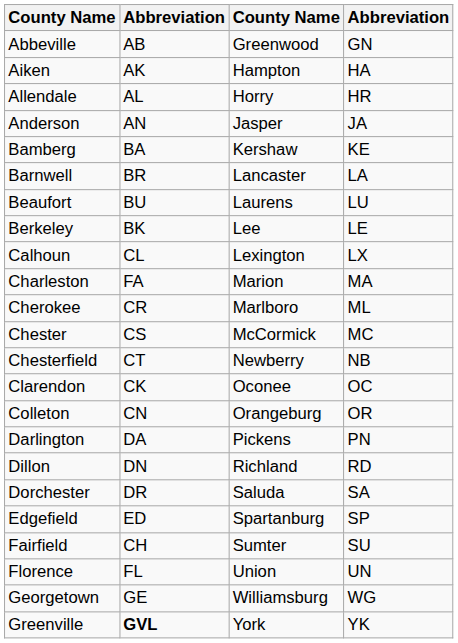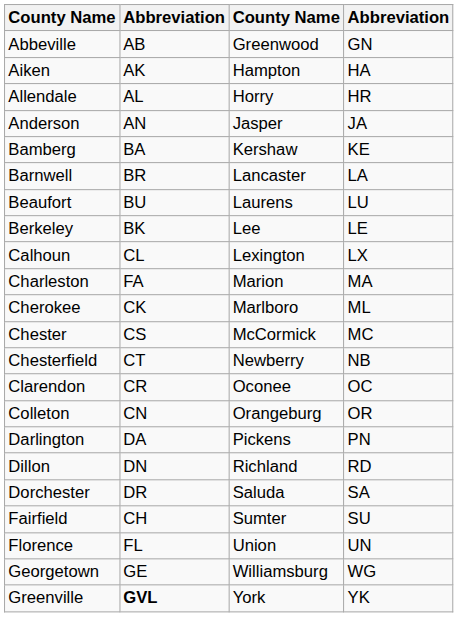(135, 307) CR -> (135, 307) CK
(135, 387) CK -> (135, 387) CR
- row: (43, 519)
